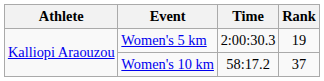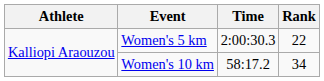(299, 40) 19 -> (299, 40) 22
(299, 64) 37 -> (299, 64) 34
